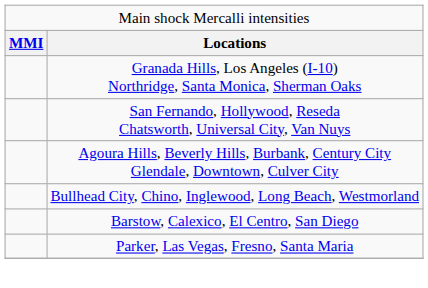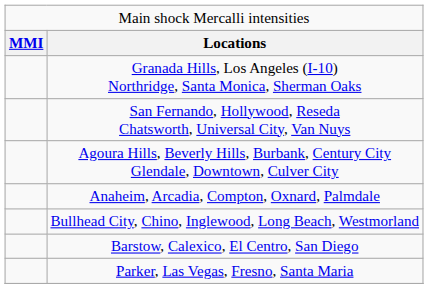+ row: (235, 196)
